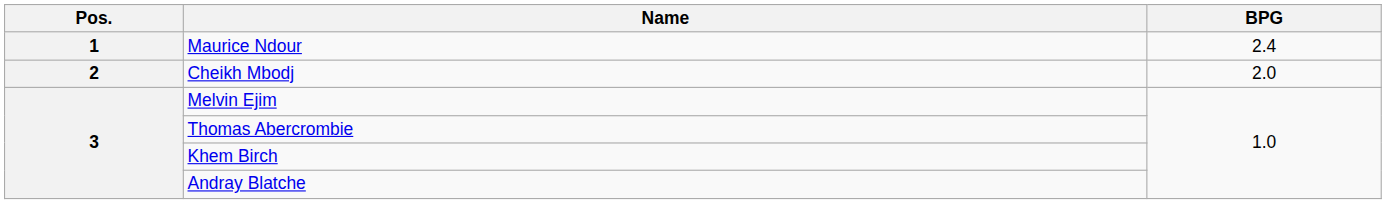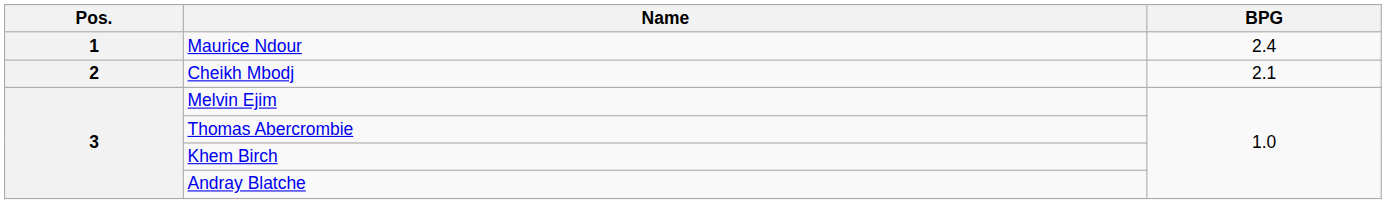(1264, 73) 2.0 -> (1264, 73) 2.1
